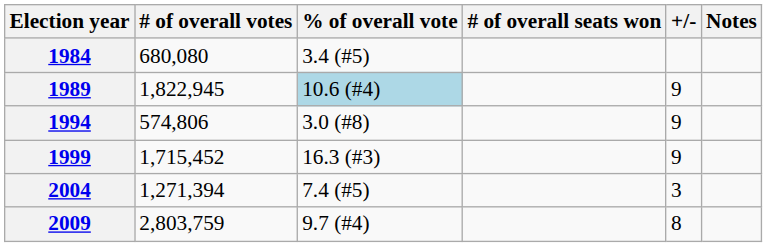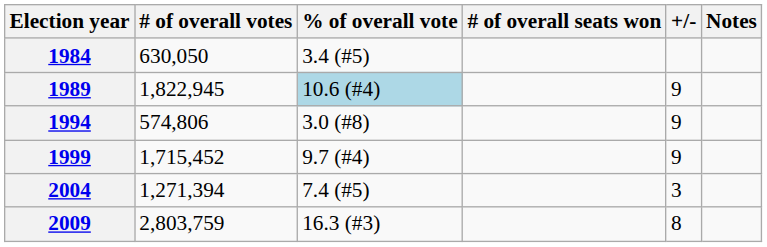(174, 55) 680,080 -> (174, 55) 630,050
(341, 156) 16.3 (#3) -> (336, 156) 9.7 (#4)
(336, 223) 9.7 (#4) -> (341, 223) 16.3 (#3)
